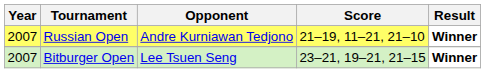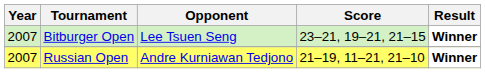rows swapped: (86, 36) <-> (89, 58)
